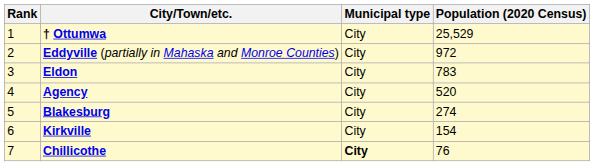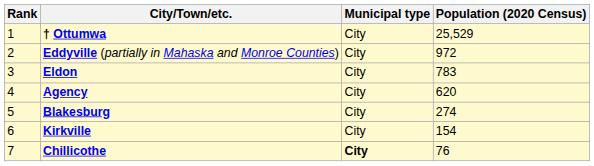(446, 92) 520 -> (446, 92) 620
